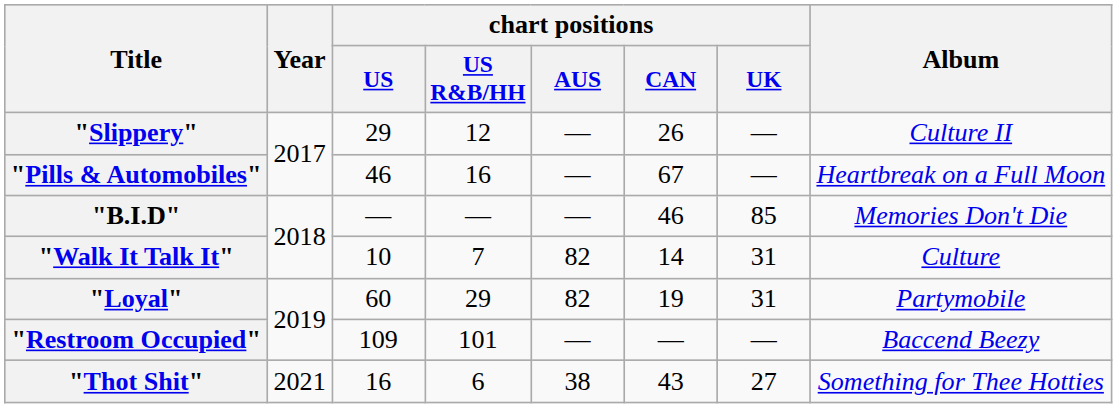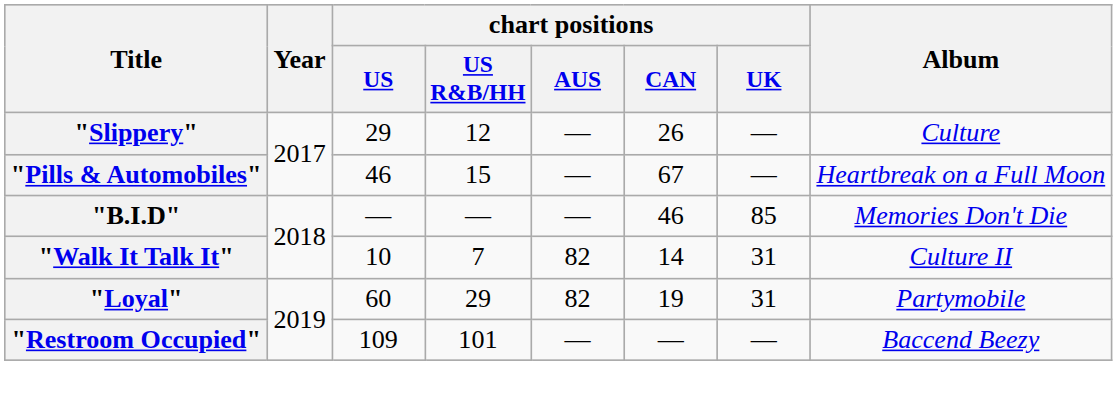(961, 132) Culture II -> (961, 132) Culture
(478, 174) 16 -> (478, 174) 15
(961, 257) Culture -> (961, 257) Culture II
- row: (136, 381)
